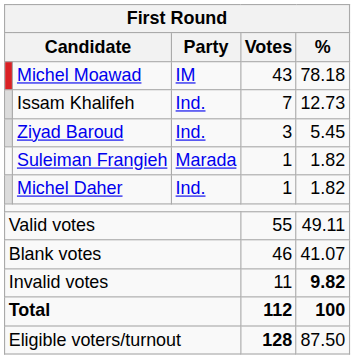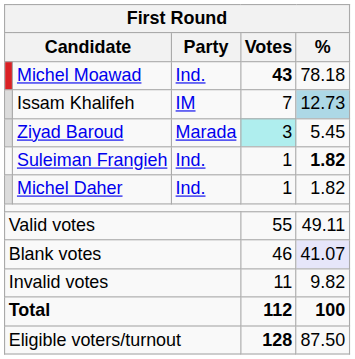(186, 75) IM -> (191, 75) Ind.
(282, 75) normal -> (282, 75) bold
(191, 103) Ind. -> (186, 103) IM
(323, 103) no background -> (323, 103) lightblue background
(191, 132) Ind. -> (206, 132) Marada
(287, 132) no background -> (287, 132) paleturquoise background
(206, 160) Marada -> (191, 160) Ind.
(328, 160) normal -> (328, 160) bold
(323, 254) no background -> (323, 254) lavender background
(328, 282) bold -> (328, 282) normal
